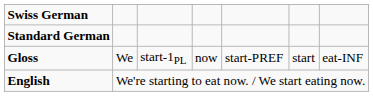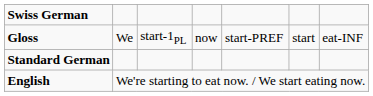rows swapped: (23, 58) <-> (59, 35)
